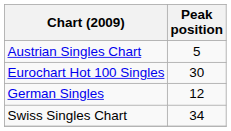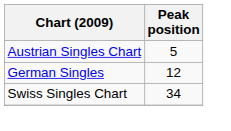- row: (86, 72)
